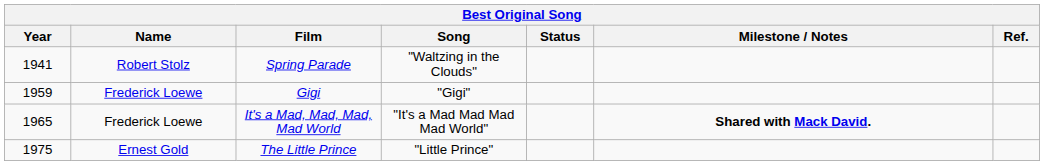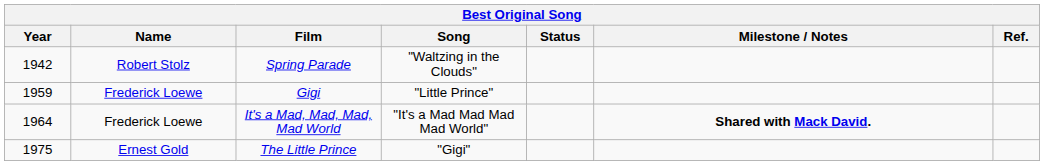(38, 64) 1941 -> (38, 64) 1942
(454, 93) "Gigi" -> (454, 93) "Little Prince"
(38, 121) 1965 -> (38, 121) 1964
(454, 150) "Little Prince" -> (454, 150) "Gigi"
